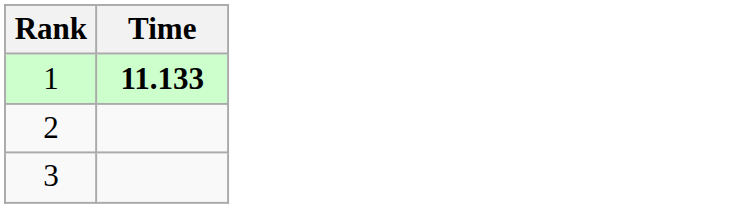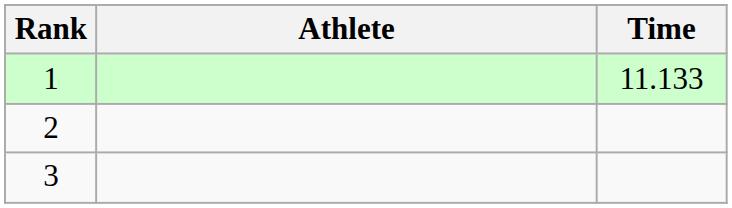+ column: (347, 29)
(162, 78) bold -> (662, 78) normal
